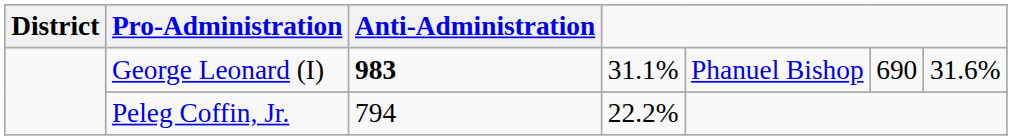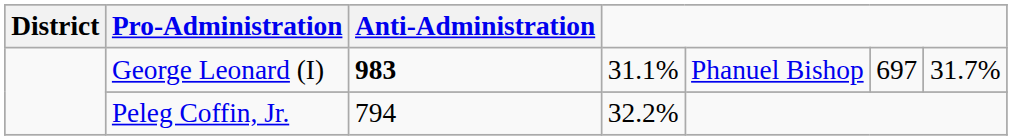(897, 69) 690 -> (897, 69) 697
(965, 69) 31.6% -> (965, 69) 31.7%
(643, 112) 22.2% -> (643, 112) 32.2%
